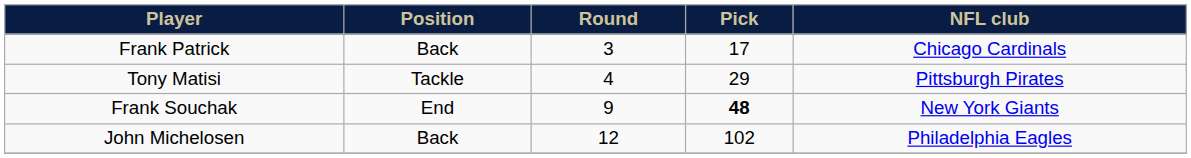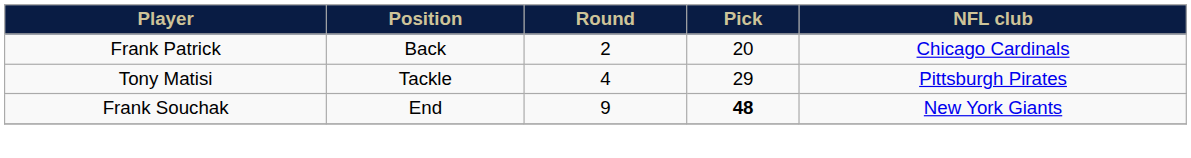(608, 49) 3 -> (605, 49) 2
(739, 49) 17 -> (743, 49) 20
- row: (174, 138)
